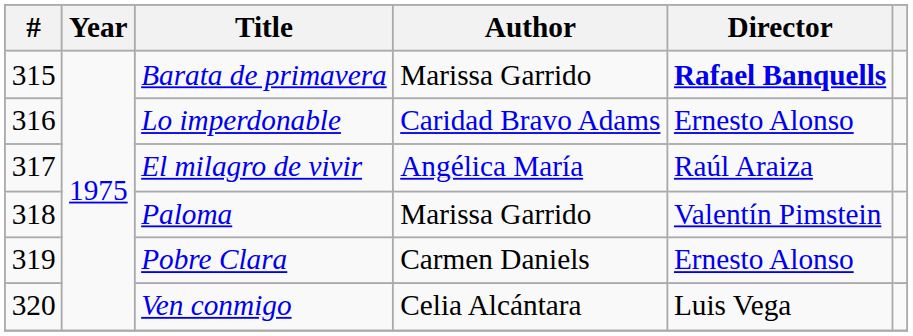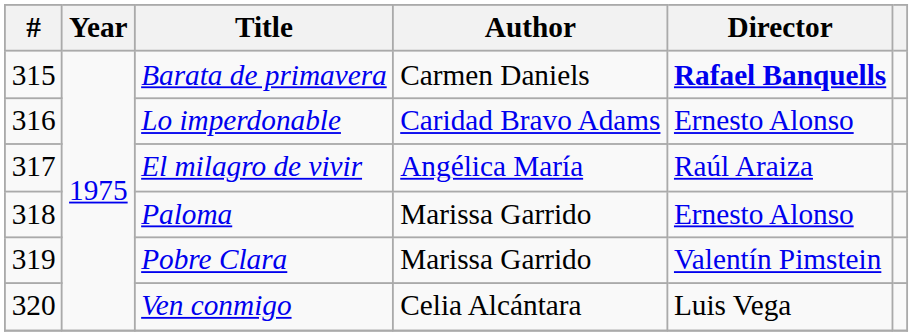(496, 74) Marissa Garrido -> (495, 74) Carmen Daniels
(778, 213) Valentín Pimstein -> (764, 213) Ernesto Alonso
(495, 259) Carmen Daniels -> (496, 259) Marissa Garrido
(764, 259) Ernesto Alonso -> (778, 259) Valentín Pimstein
